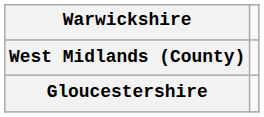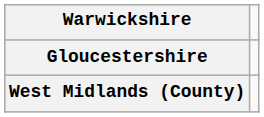rows swapped: (127, 57) <-> (127, 92)
